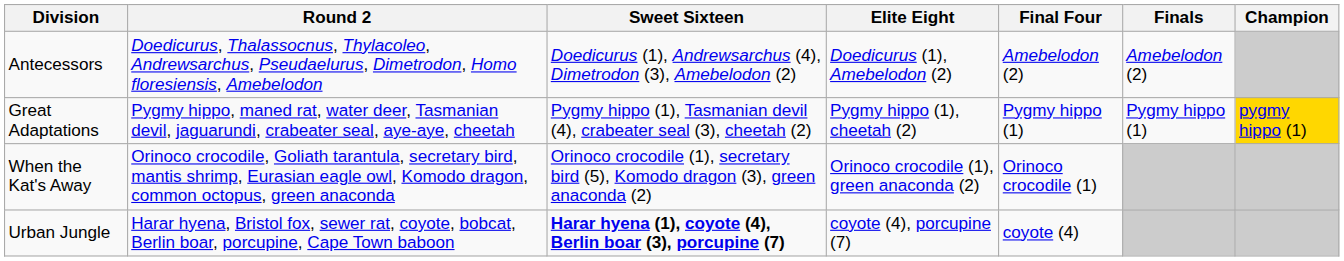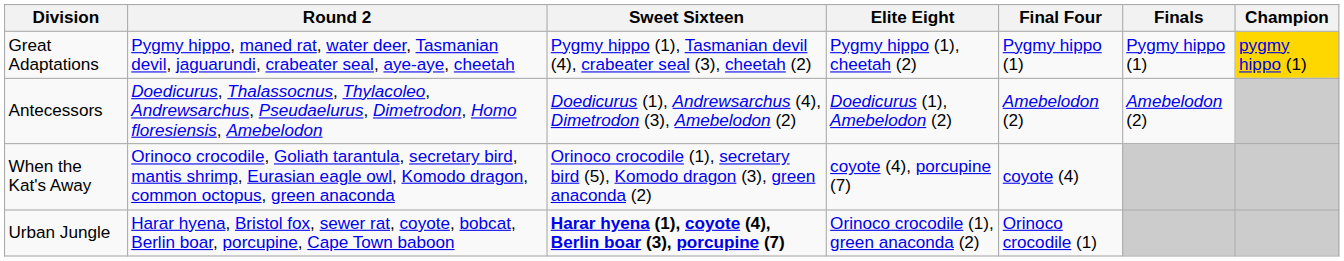rows swapped: (56, 64) <-> (54, 120)
(912, 176) Orinoco crocodile (1), green anaconda (2) -> (911, 176) coyote (4), porcupine (7)
(1050, 176) Orinoco crocodile (1) -> (1041, 176) coyote (4)
(911, 232) coyote (4), porcupine (7) -> (912, 232) Orinoco crocodile (1), green anaconda (2)
(1041, 232) coyote (4) -> (1050, 232) Orinoco crocodile (1)
